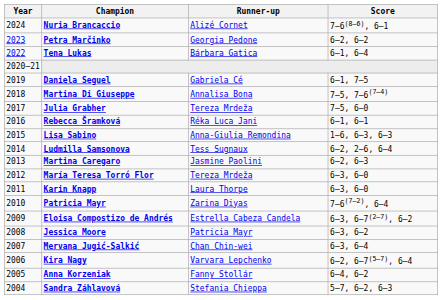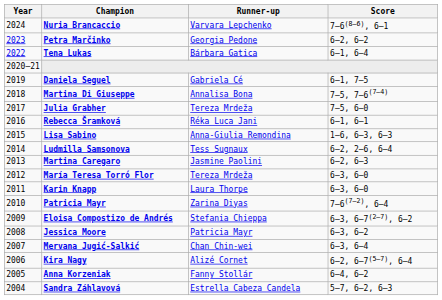(219, 25) Alizé Cornet -> (231, 25) Varvara Lepchenko
(245, 218) Estrella Cabeza Candela -> (229, 218) Stefania Chieppa
(231, 260) Varvara Lepchenko -> (219, 260) Alizé Cornet
(229, 288) Stefania Chieppa -> (245, 288) Estrella Cabeza Candela
